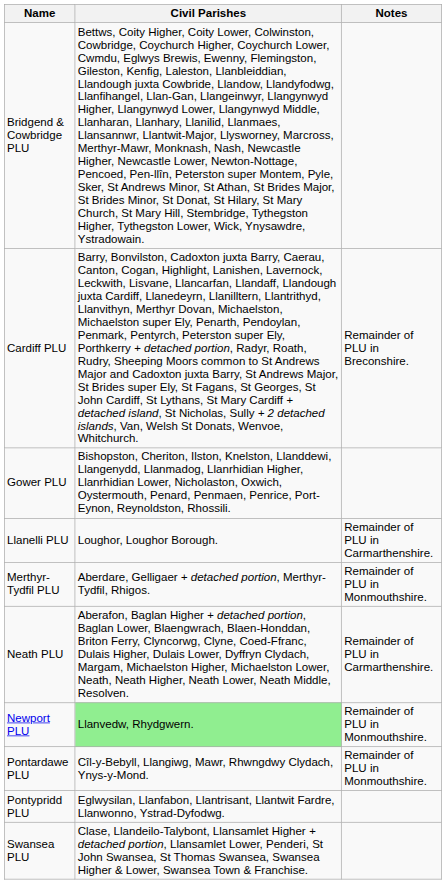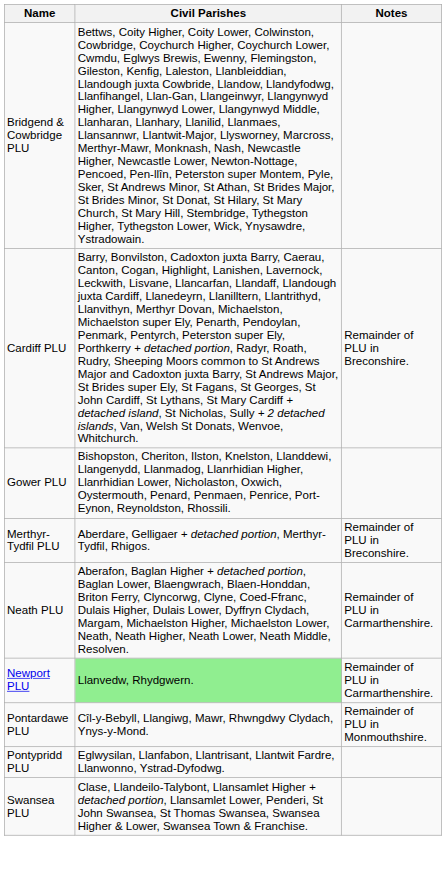- row: (38, 540)
(386, 584) Remainder of PLU in Monmouthshire. -> (379, 540) Remainder of PLU in Breconshire.
(386, 724) Remainder of PLU in Monmouthshire. -> (389, 680) Remainder of PLU in Carmarthenshire.
